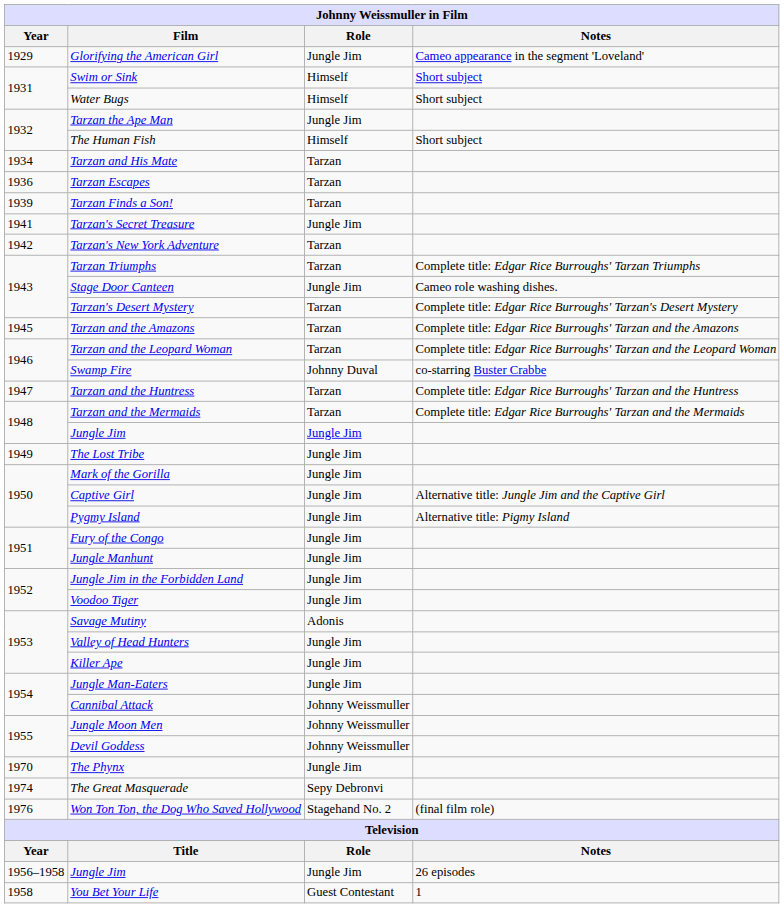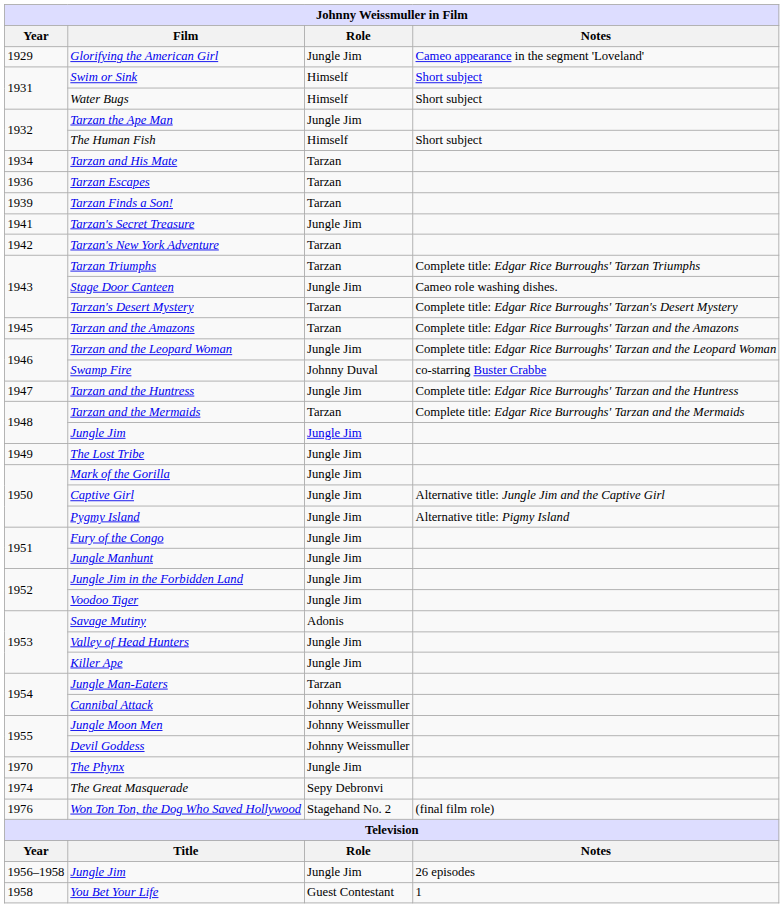(324, 349) Tarzan -> (334, 349) Jungle Jim
(324, 391) Tarzan -> (334, 391) Jungle Jim
(334, 684) Jungle Jim -> (324, 684) Tarzan
